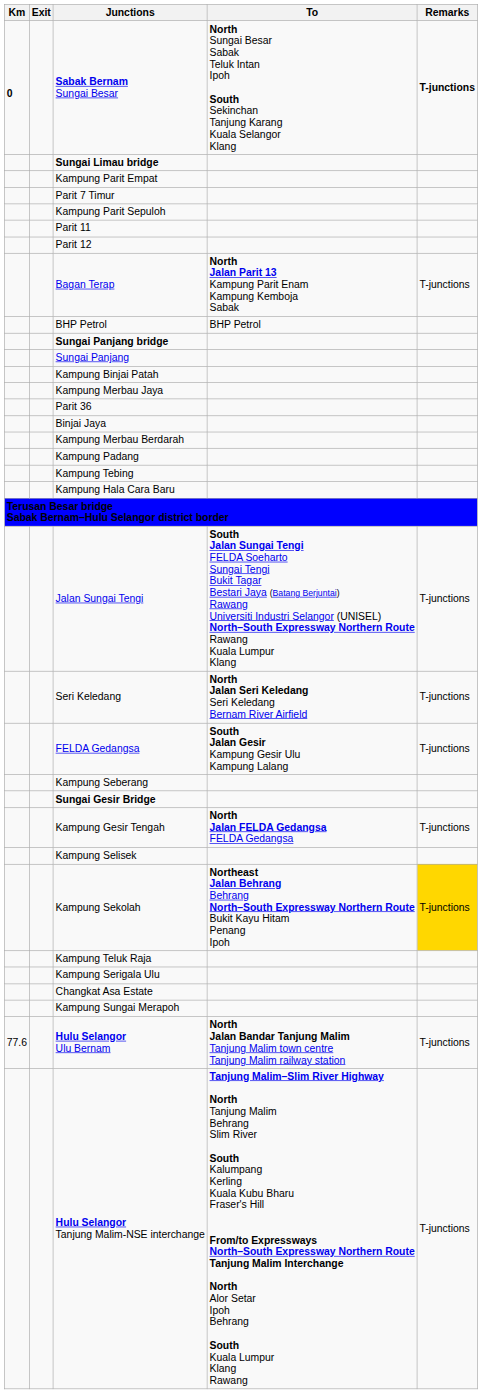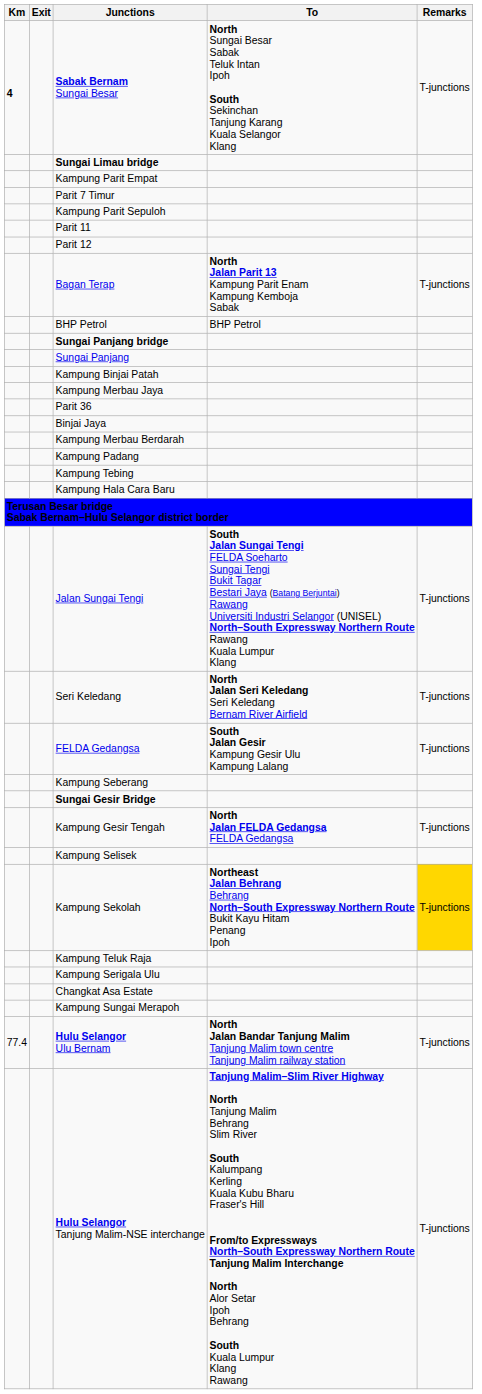(10, 93) 0 -> (10, 93) 4
(447, 87) bold -> (445, 87) normal
(17, 1042) 77.6 -> (17, 1042) 77.4
